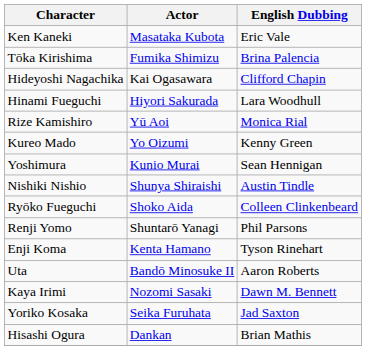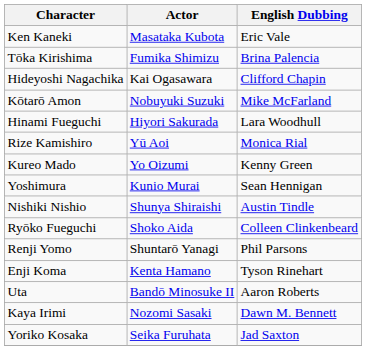+ row: (44, 100)
- row: (46, 334)
